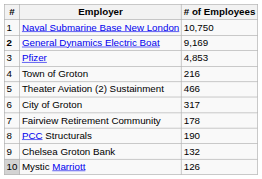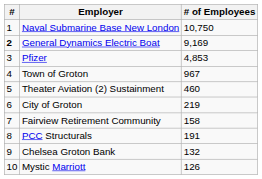(192, 74) 216 -> (192, 74) 967
(192, 89) 466 -> (192, 89) 460
(192, 105) 317 -> (192, 105) 219
(192, 120) 178 -> (192, 120) 158
(192, 136) 190 -> (192, 136) 191
(12, 167) lightgrey background -> (12, 167) no background
